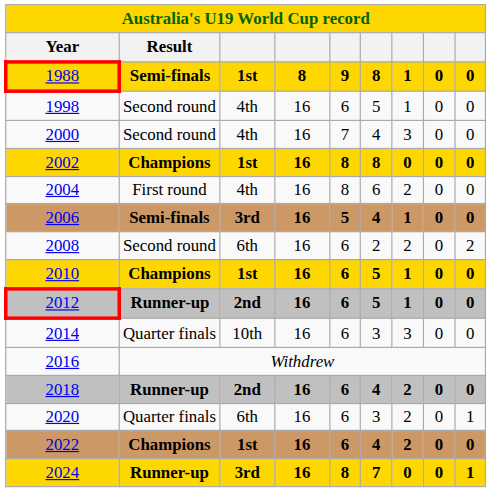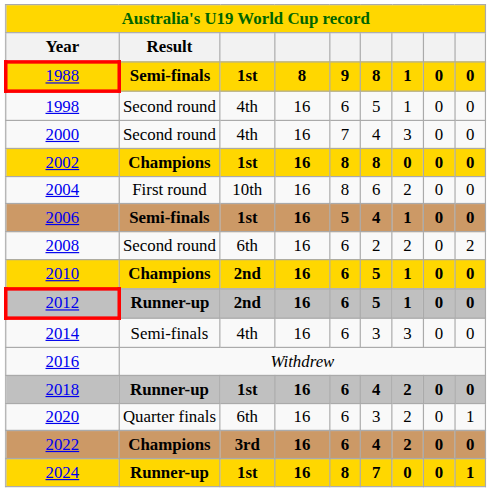(247, 190) 4th -> (247, 190) 10th
(247, 217) 3rd -> (247, 217) 1st
(247, 274) 1st -> (247, 274) 2nd
(169, 333) Quarter finals -> (169, 333) Semi-finals
(247, 333) 10th -> (247, 333) 4th
(247, 389) 2nd -> (247, 389) 1st
(247, 444) 1st -> (247, 444) 3rd
(247, 472) 3rd -> (247, 472) 1st
